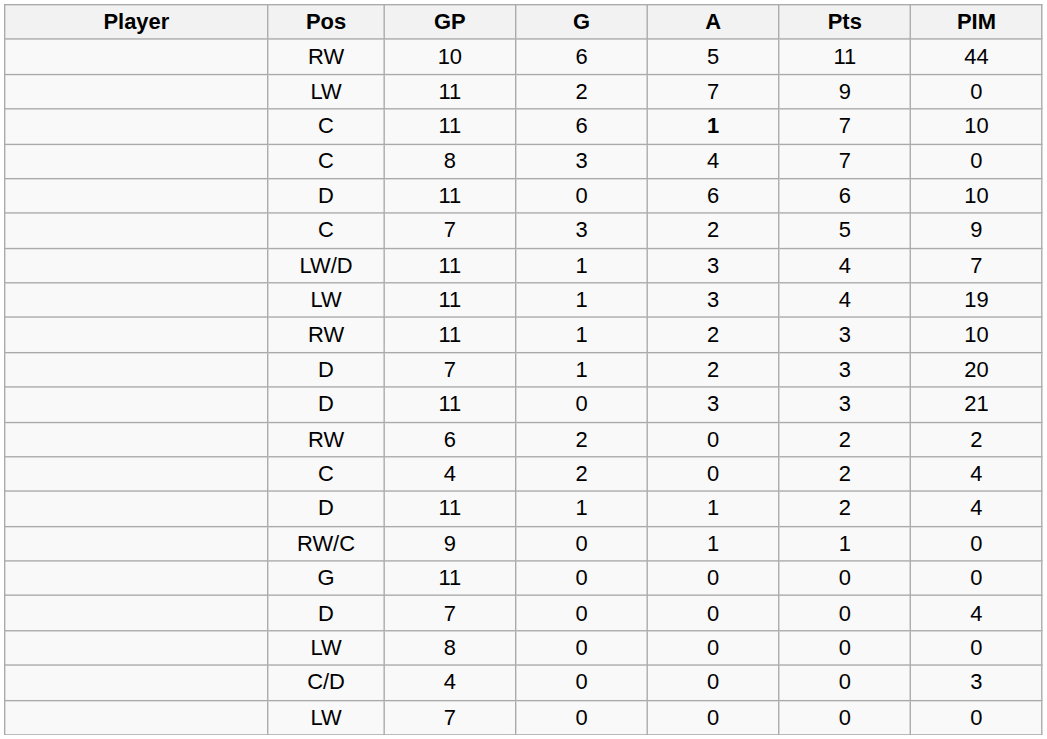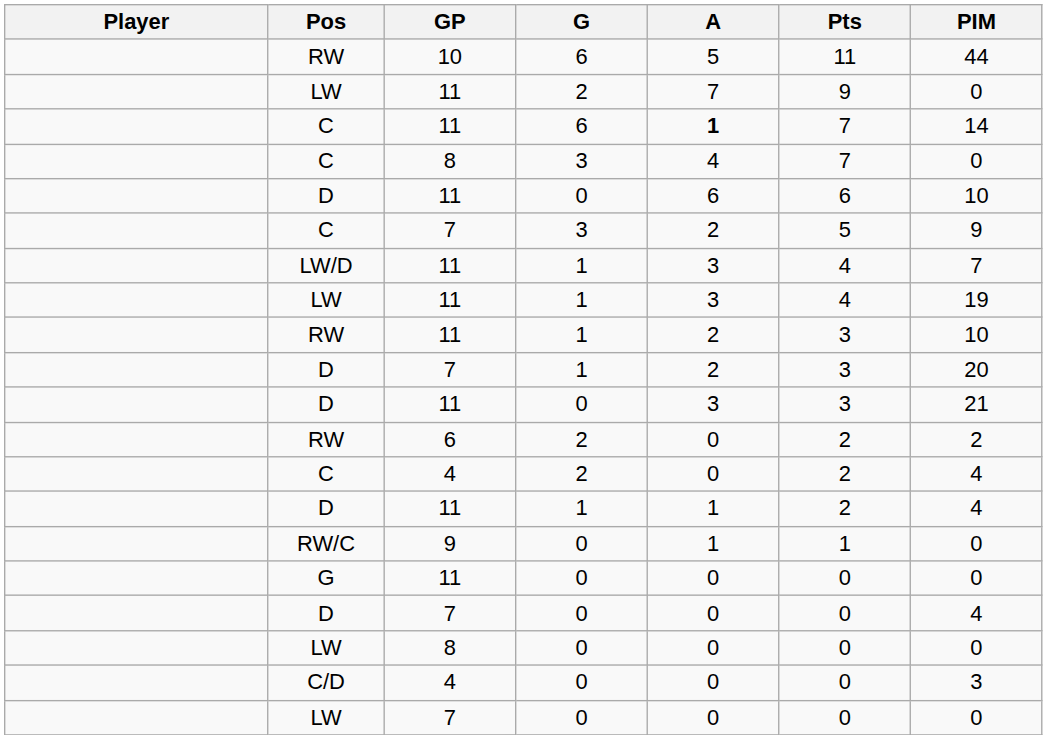(976, 126) 10 -> (976, 126) 14
